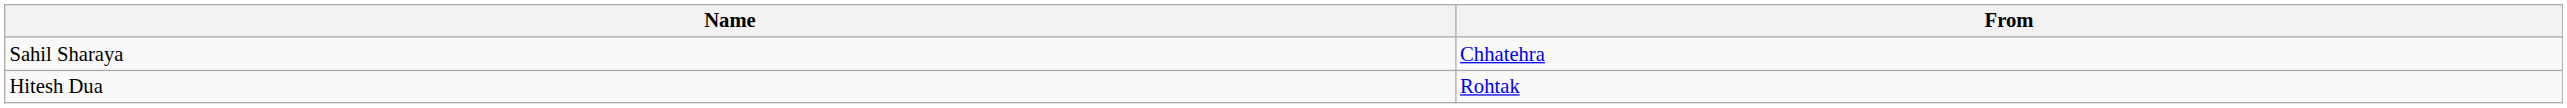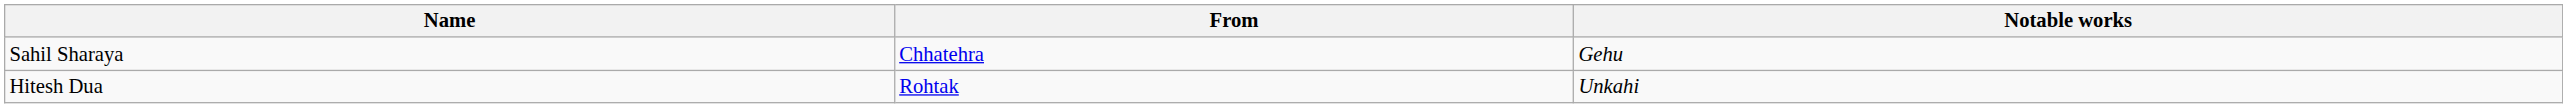+ column: (2068, 20)
